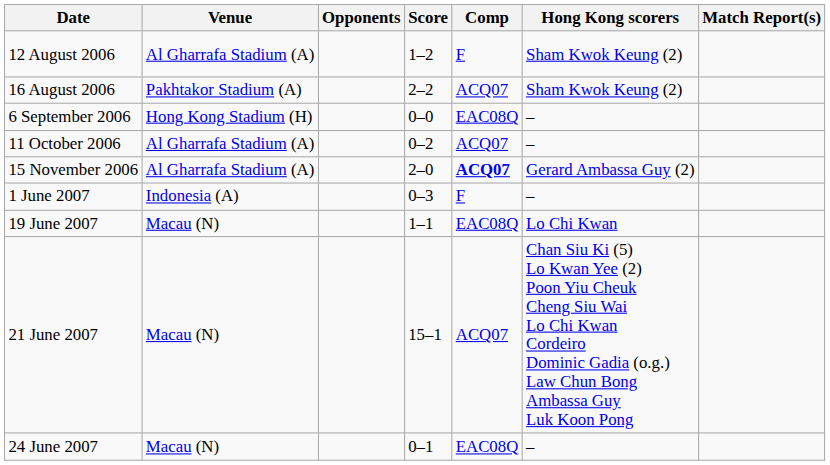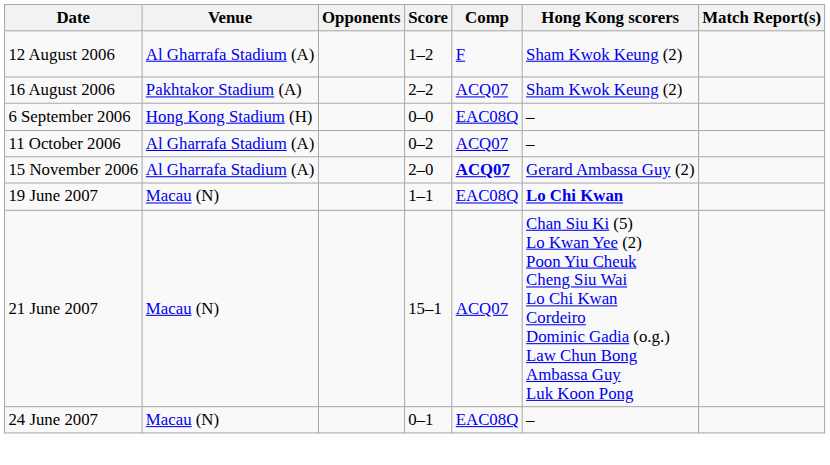- row: (49, 196)
(572, 223) normal -> (575, 196) bold
